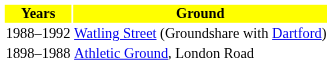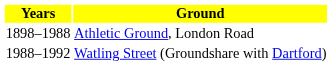rows swapped: (164, 53) <-> (200, 33)
